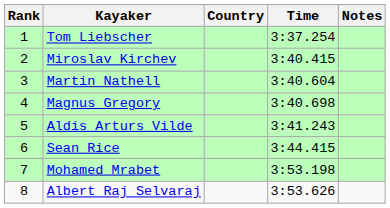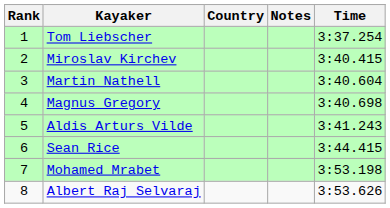columns swapped: (303, 16) <-> (362, 16)
